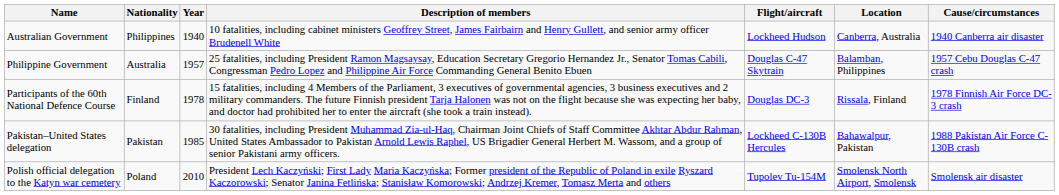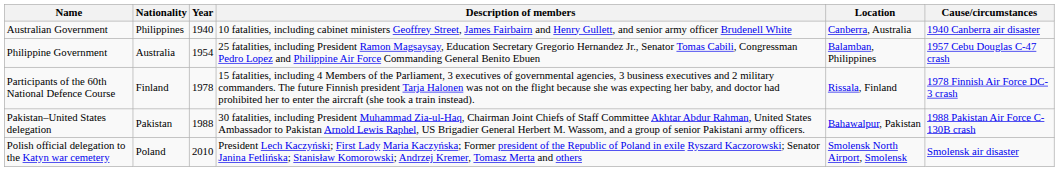- column: (790, 13)
(193, 65) 1957 -> (203, 53) 1954
(193, 141) 1985 -> (203, 123) 1988
